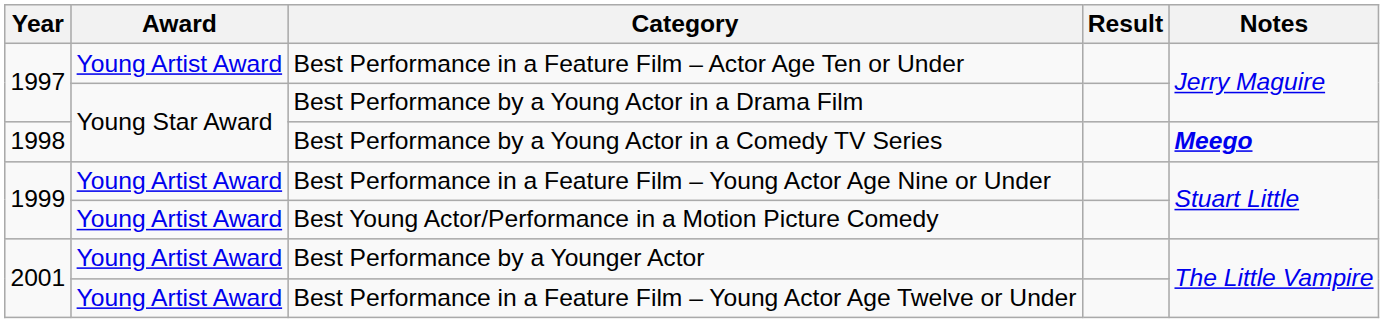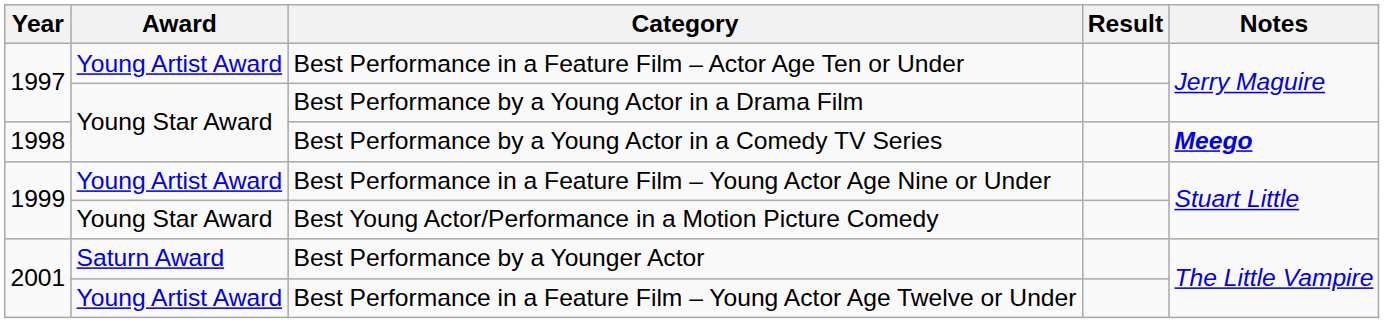(179, 219) Young Artist Award -> (175, 219) Young Star Award
(179, 258) Young Artist Award -> (150, 258) Saturn Award
